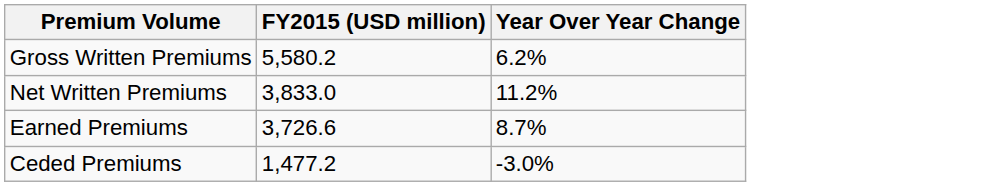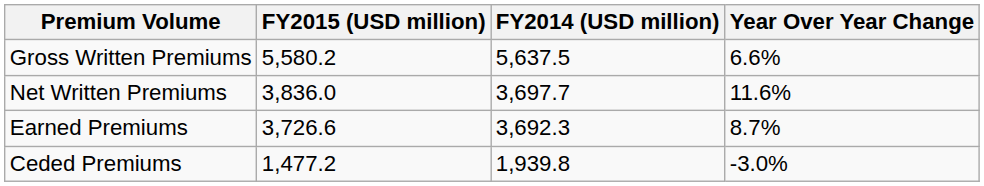+ column: (608, 22)
(521, 57) 6.2% -> (755, 57) 6.6%
(299, 92) 3,833.0 -> (299, 92) 3,836.0
(527, 92) 11.2% -> (760, 92) 11.6%
